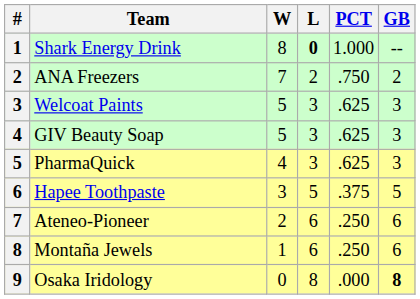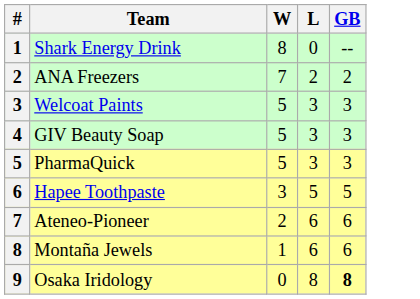- column: (354, 18)
(313, 47) bold -> (313, 47) normal
(282, 163) 4 -> (282, 163) 5
